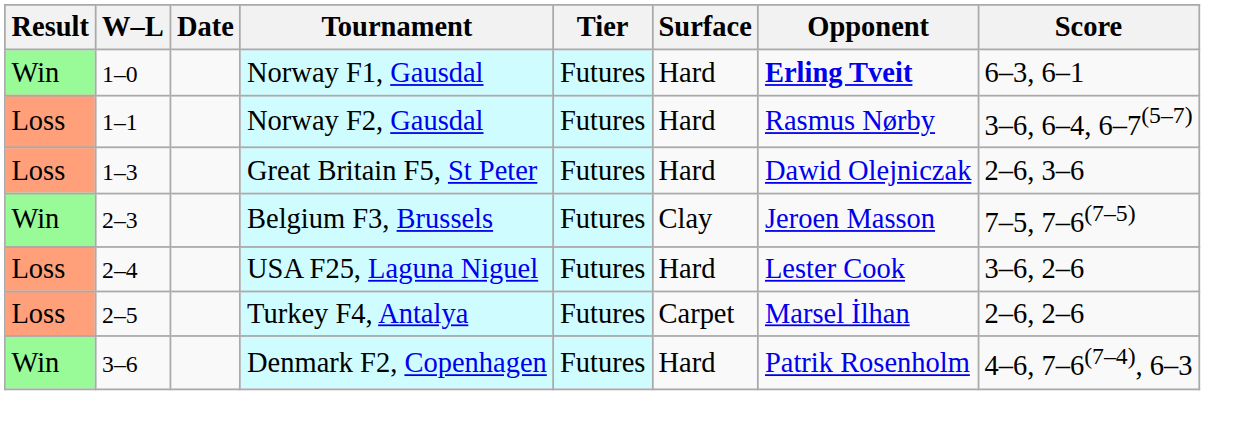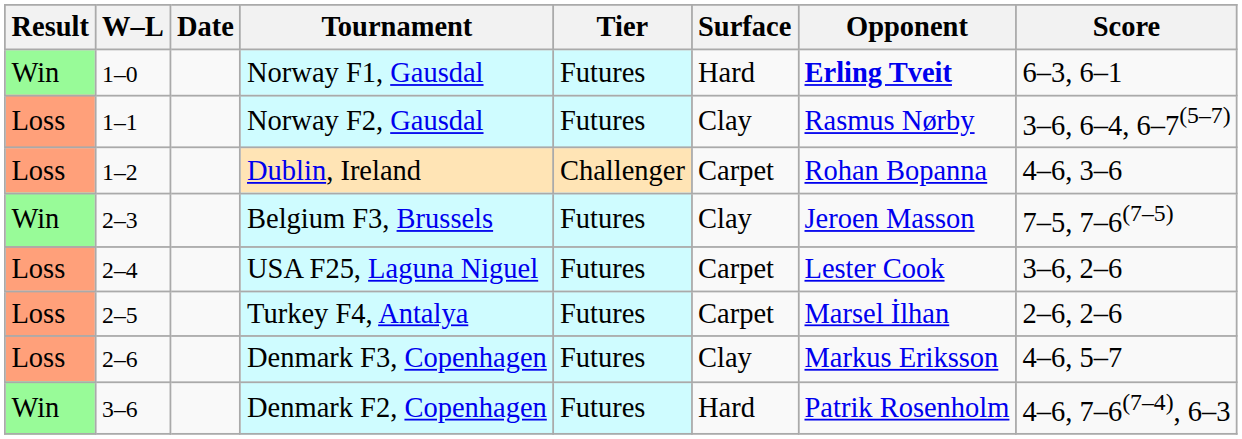(687, 121) Hard -> (725, 121) Clay
+ row: (334, 170)
- row: (392, 170)
(687, 268) Hard -> (736, 268) Carpet
+ row: (397, 358)
